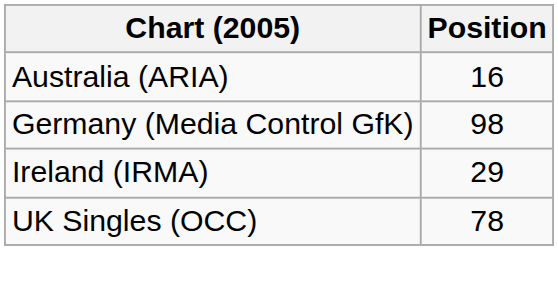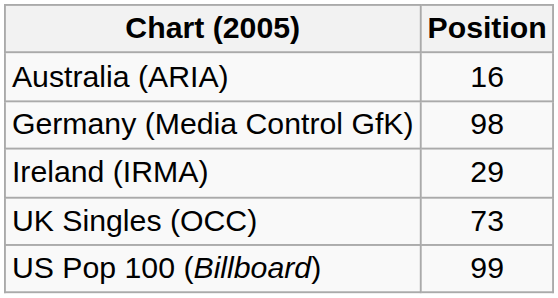(487, 220) 78 -> (487, 220) 73
+ row: (167, 268)
